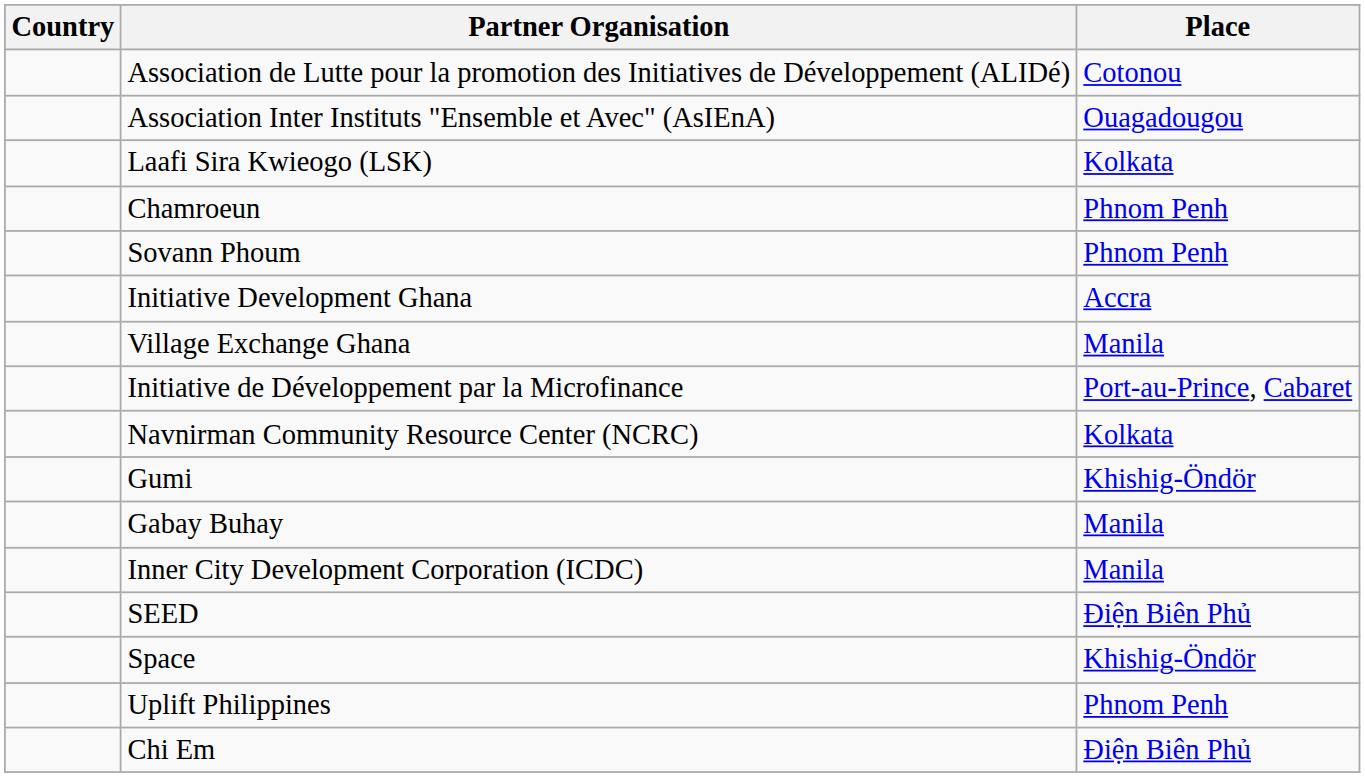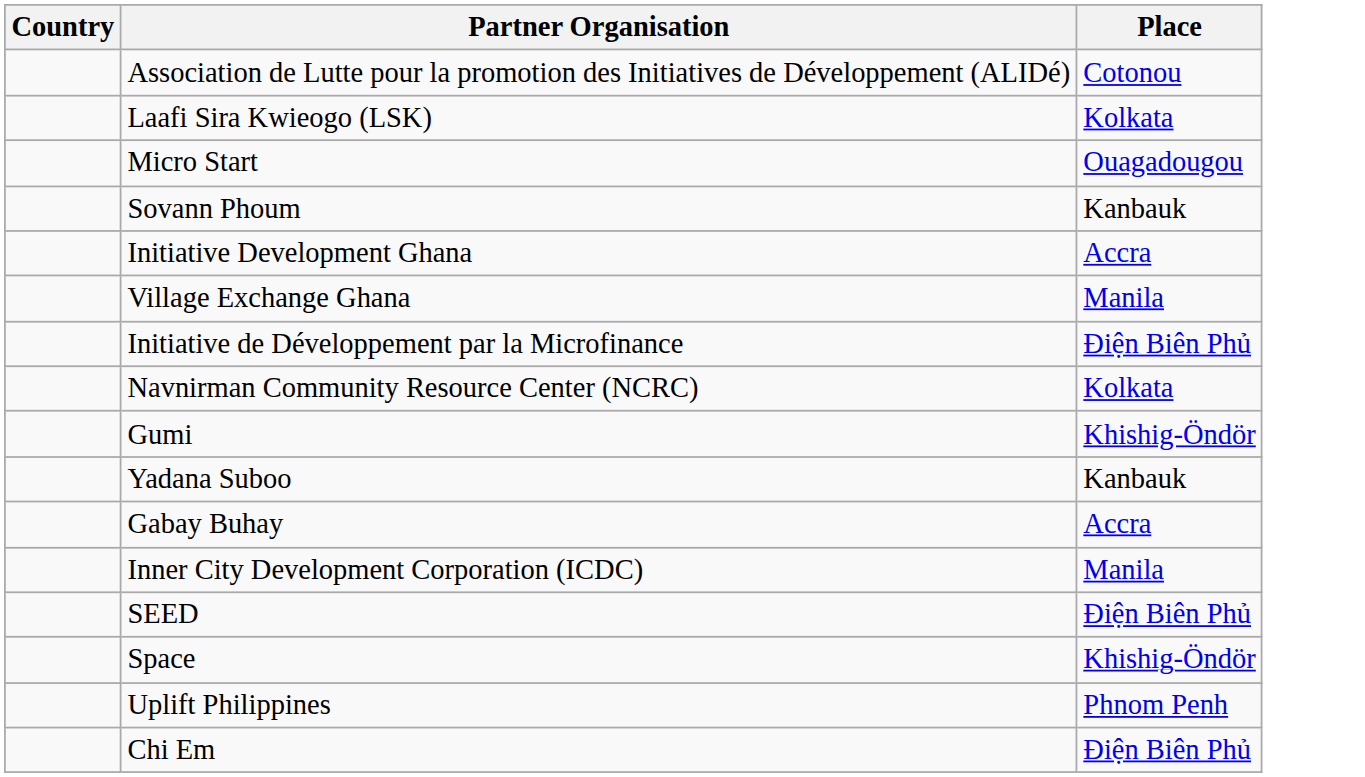- row: (451, 117)
+ row: (193, 162)
- row: (194, 207)
(1156, 252) Phnom Penh -> (1135, 207) Kanbauk
(1218, 388) Port-au-Prince, Cabaret -> (1167, 343) Ðiện Biên Phủ
+ row: (209, 478)
(1124, 523) Manila -> (1117, 523) Accra
